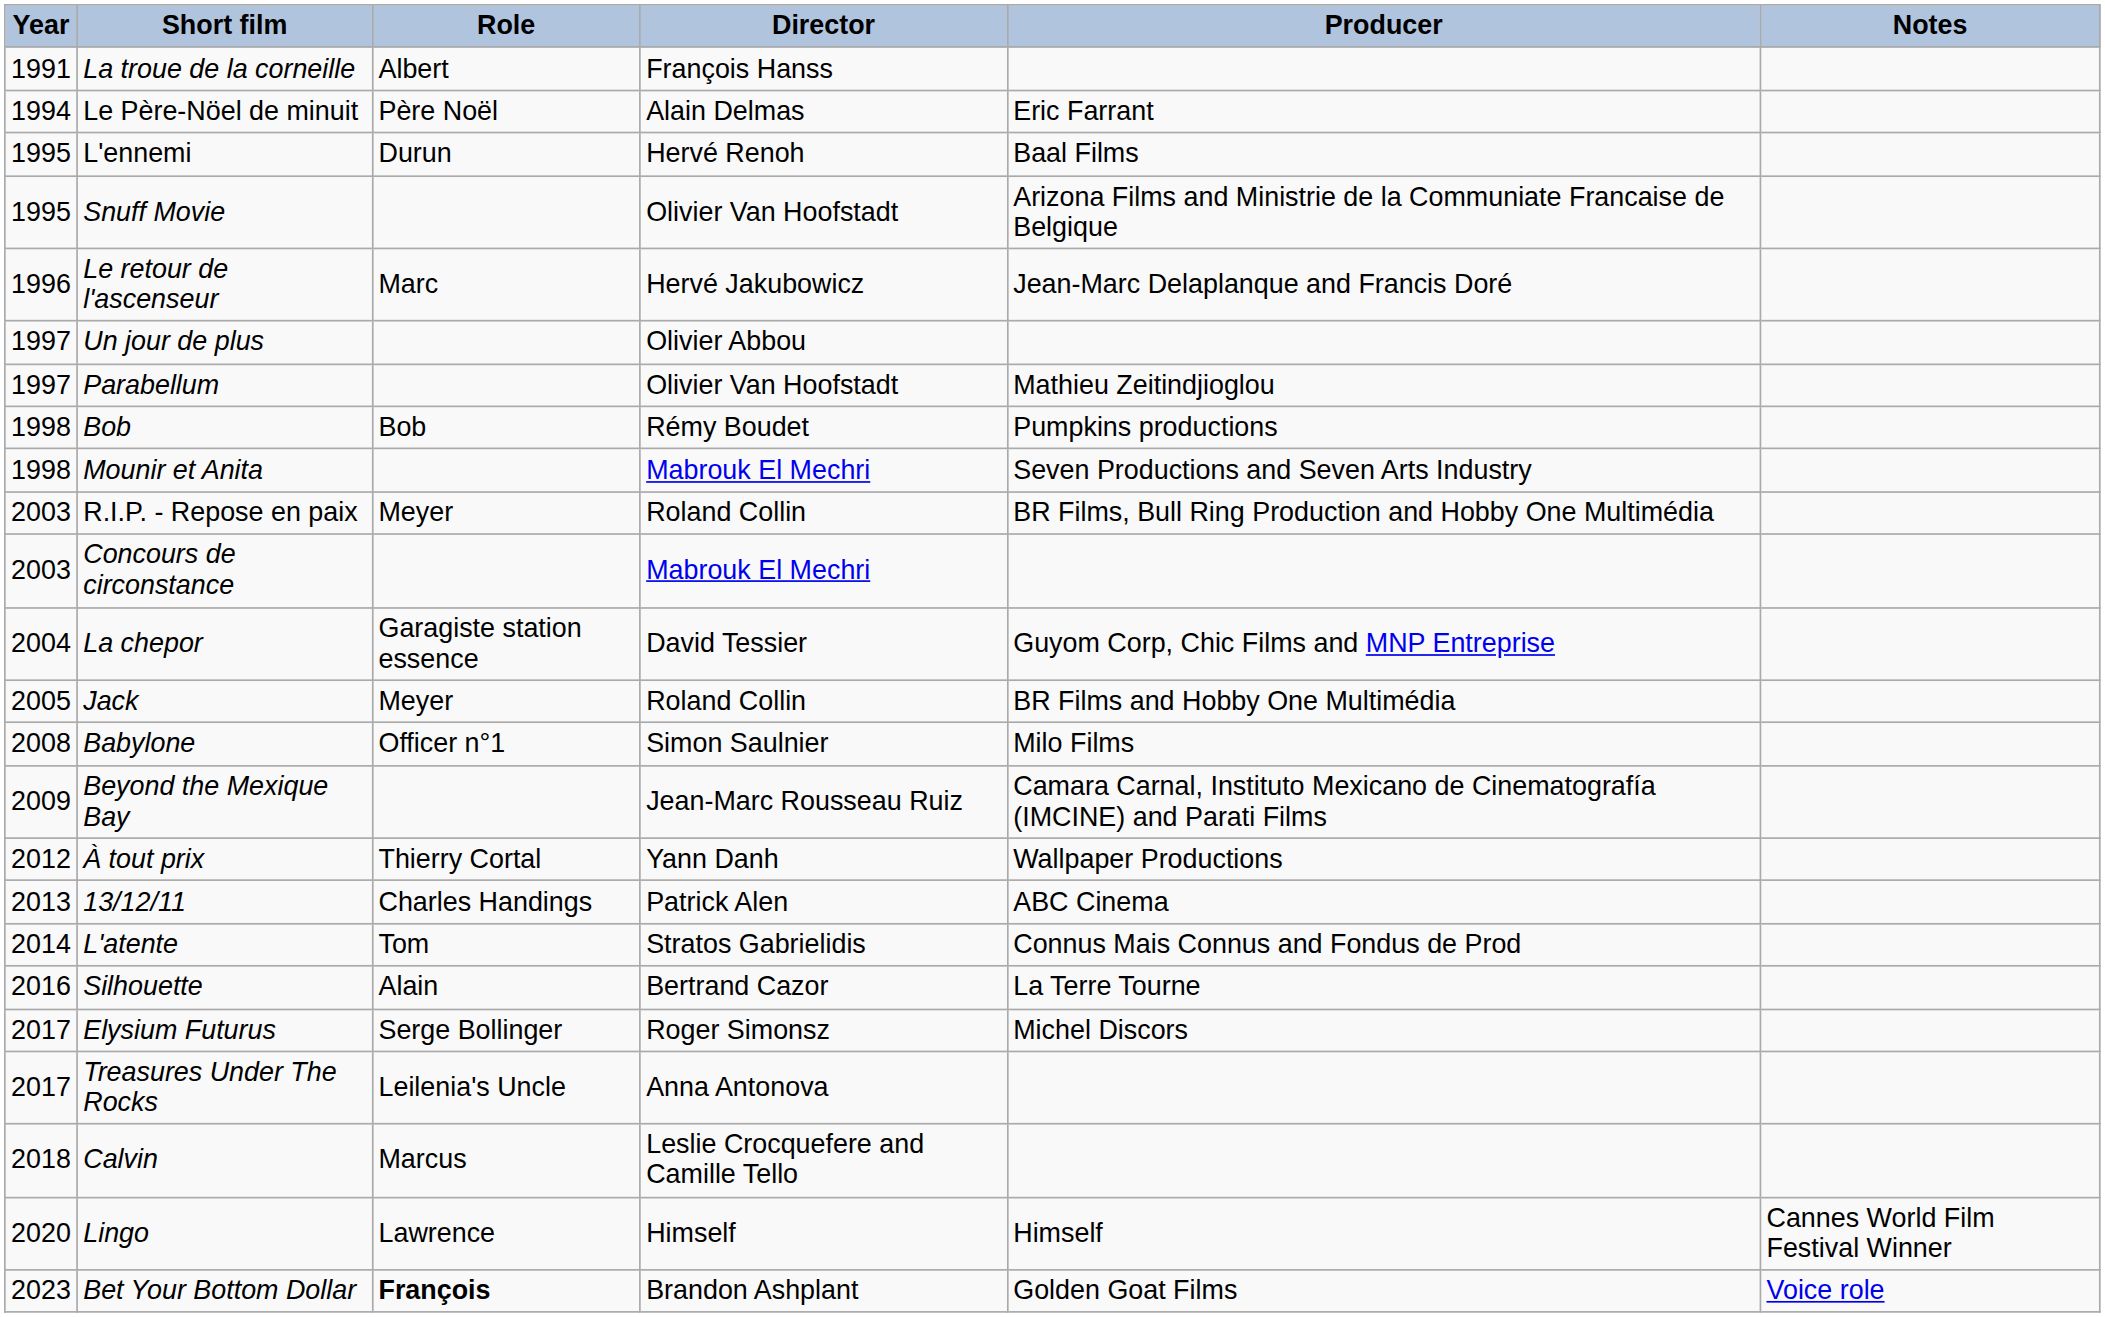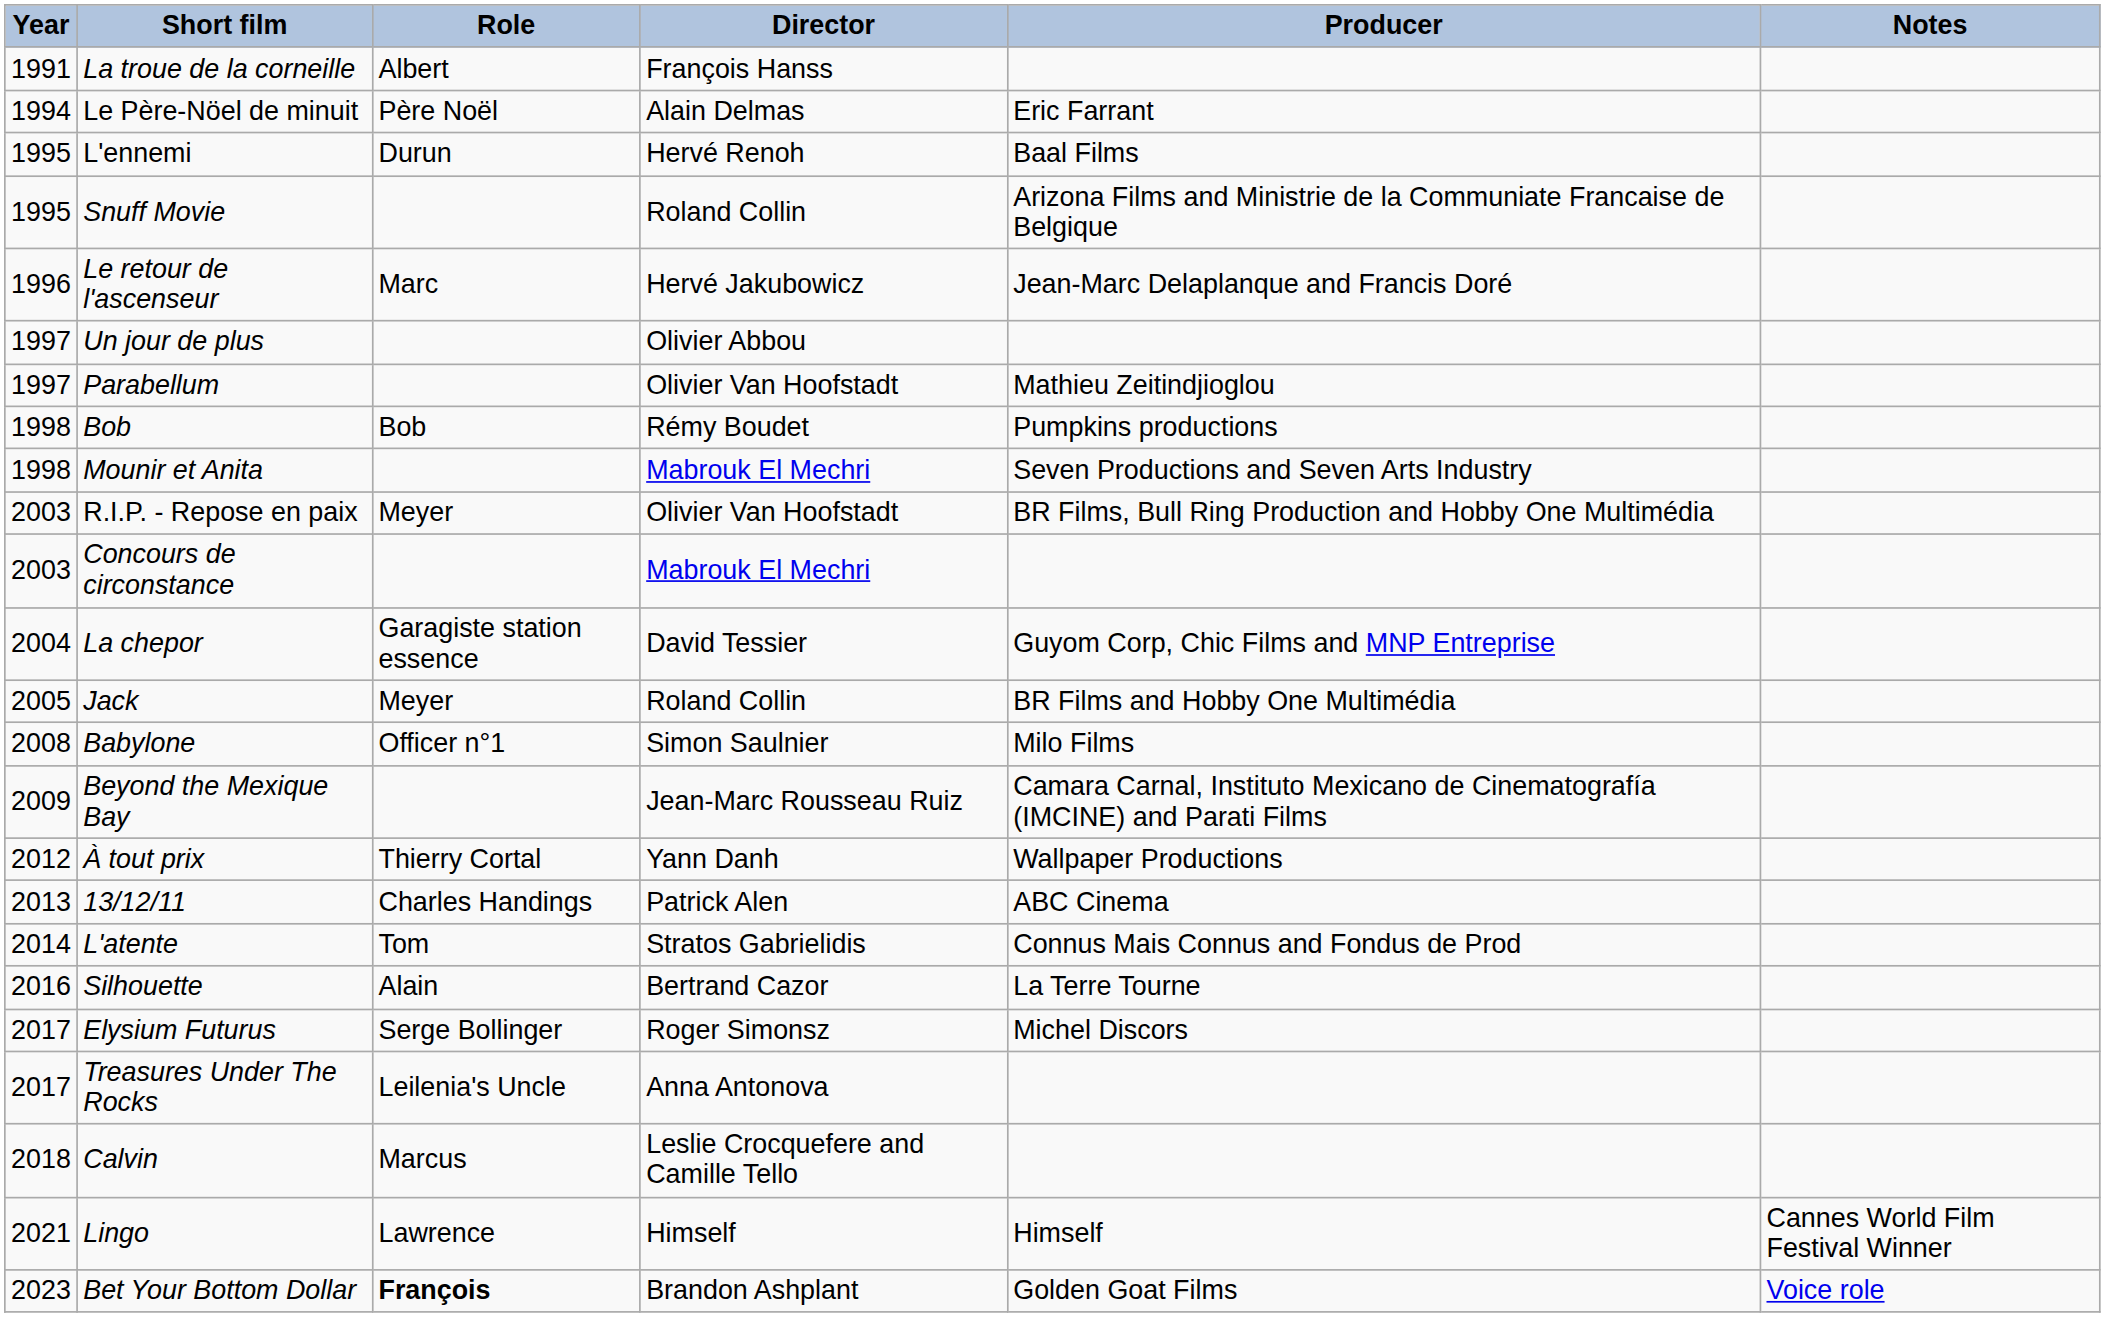(772, 211) Olivier Van Hoofstadt -> (726, 211) Roland Collin
(726, 512) Roland Collin -> (772, 512) Olivier Van Hoofstadt
(41, 1233) 2020 -> (41, 1233) 2021
